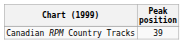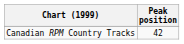(158, 33) 39 -> (158, 33) 42
